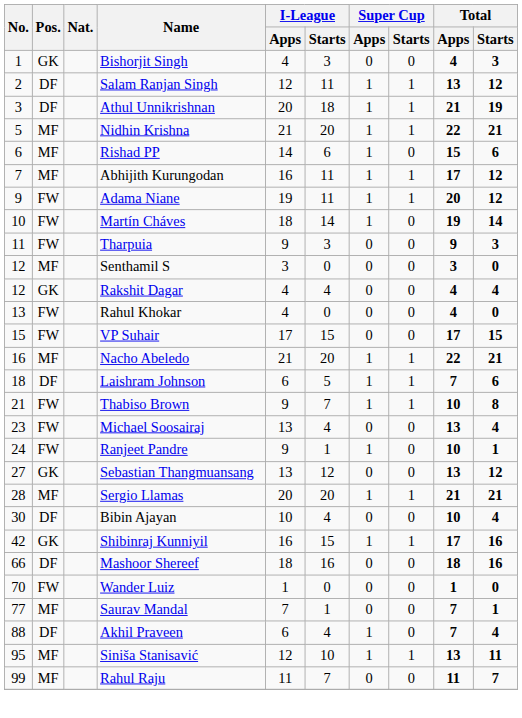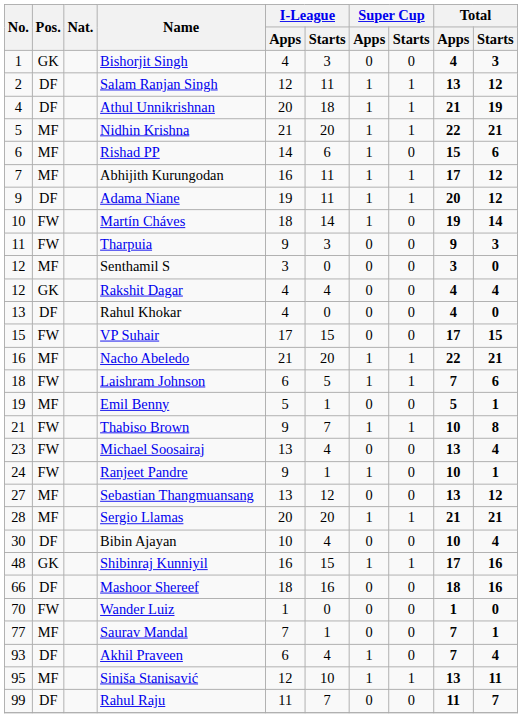(18, 107) 3 -> (18, 107) 4
(48, 198) FW -> (48, 198) DF
(48, 312) FW -> (48, 312) DF
(48, 381) DF -> (48, 381) FW
+ row: (135, 404)
(48, 472) GK -> (48, 495) MF
(18, 541) 42 -> (18, 564) 48
(18, 632) 88 -> (18, 655) 93
(48, 678) MF -> (48, 701) DF
